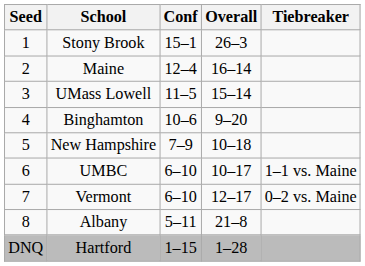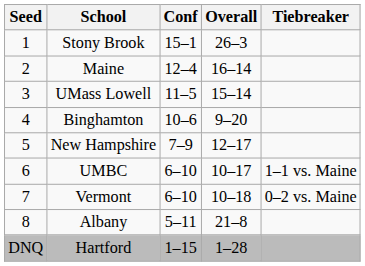(231, 145) 10–18 -> (231, 145) 12–17
(231, 196) 12–17 -> (231, 196) 10–18
